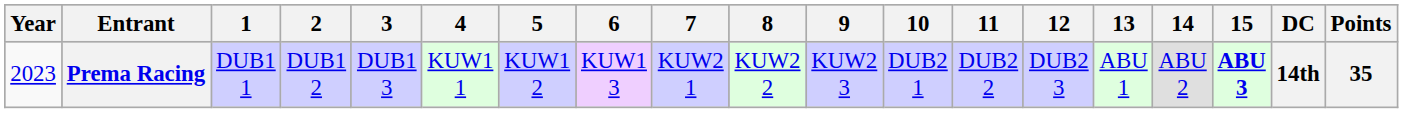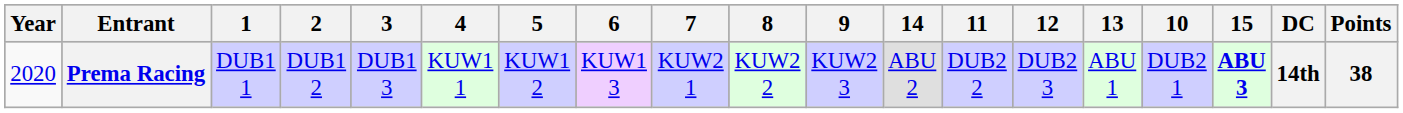columns swapped: (918, 22) <-> (1183, 22)
(33, 74) 2023 -> (33, 74) 2020
(1361, 74) 35 -> (1361, 74) 38
